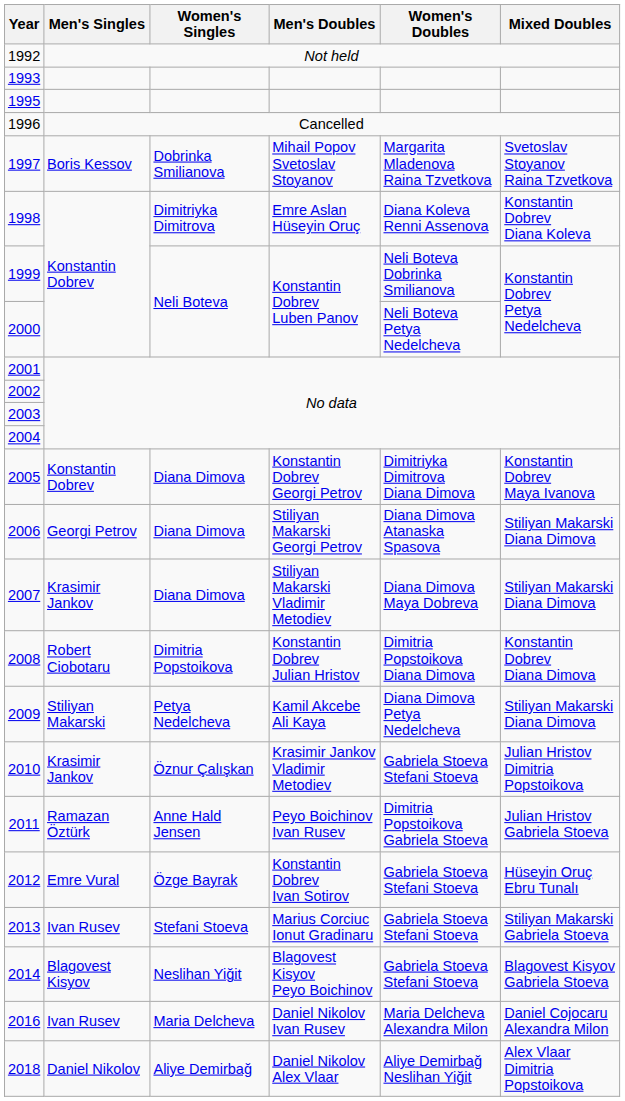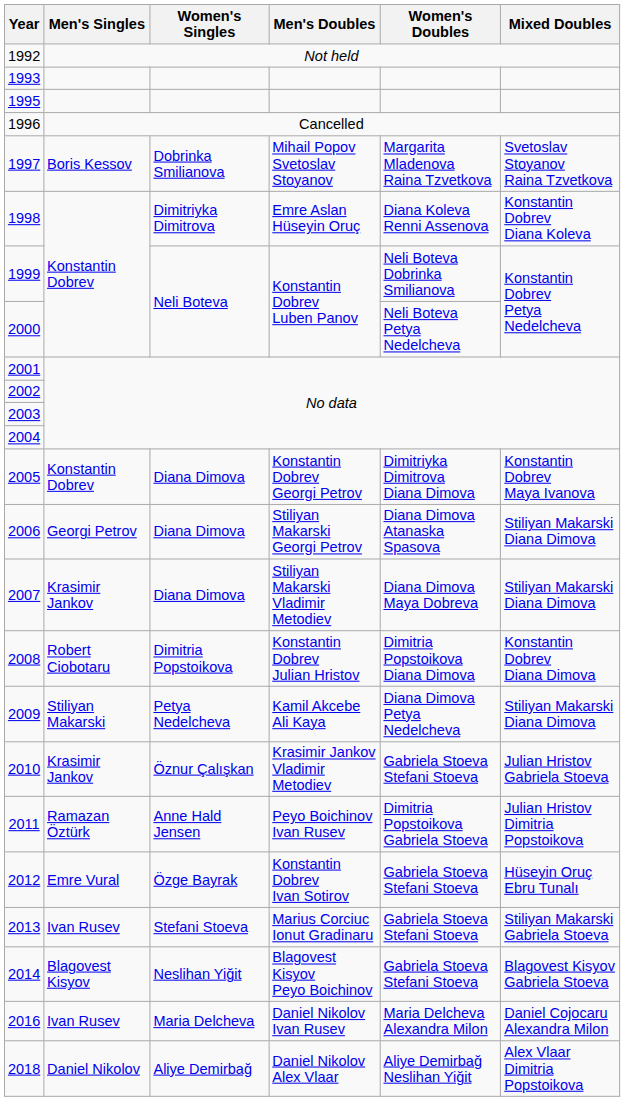(548, 769) Julian Hristov Dimitria Popstoikova -> (556, 769) Julian Hristov Gabriela Stoeva
(556, 825) Julian Hristov Gabriela Stoeva -> (548, 825) Julian Hristov Dimitria Popstoikova
